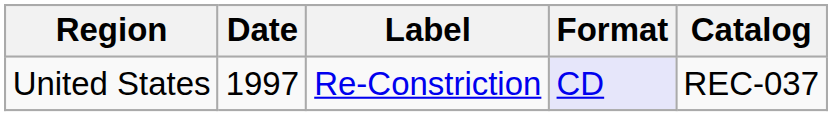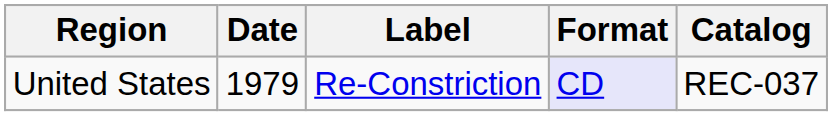(262, 82) 1997 -> (262, 82) 1979
